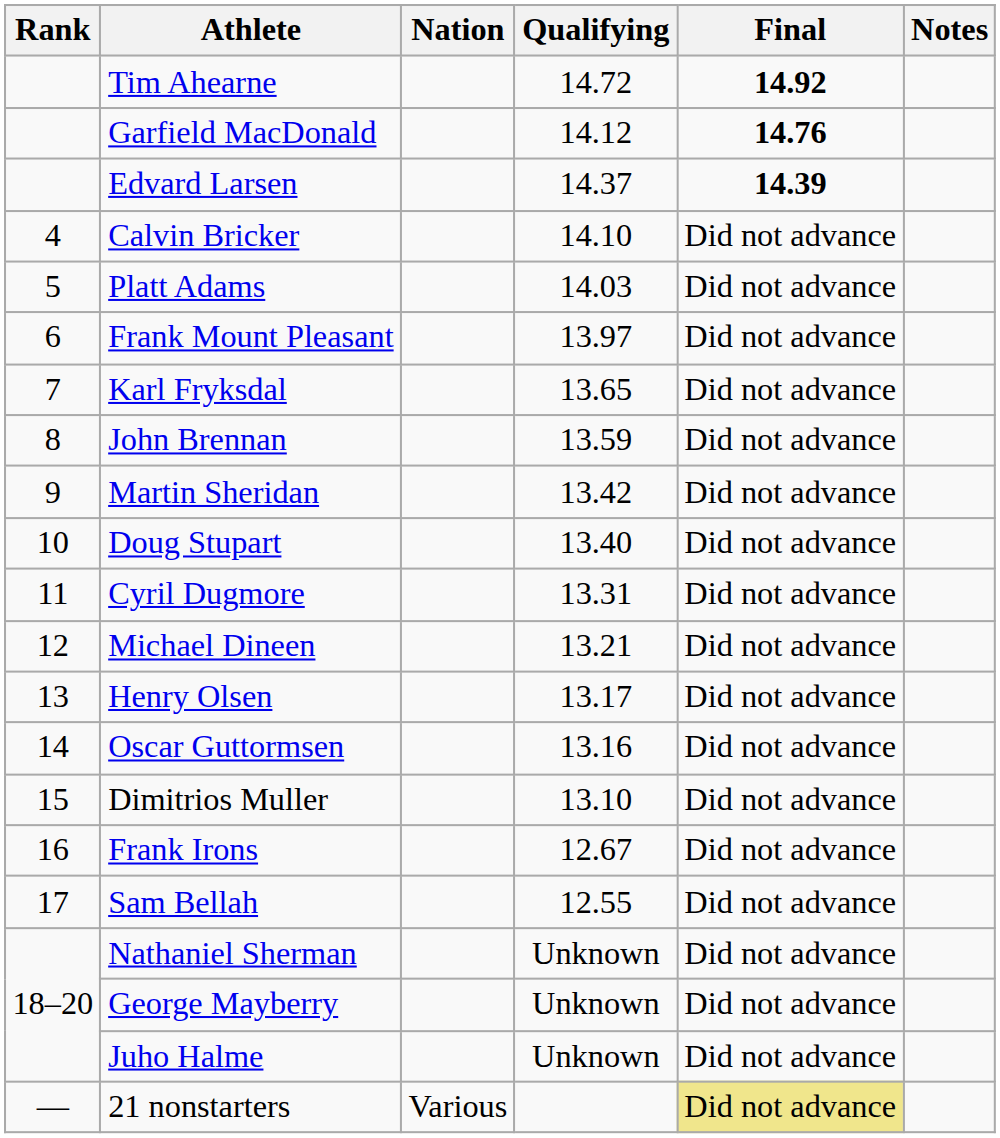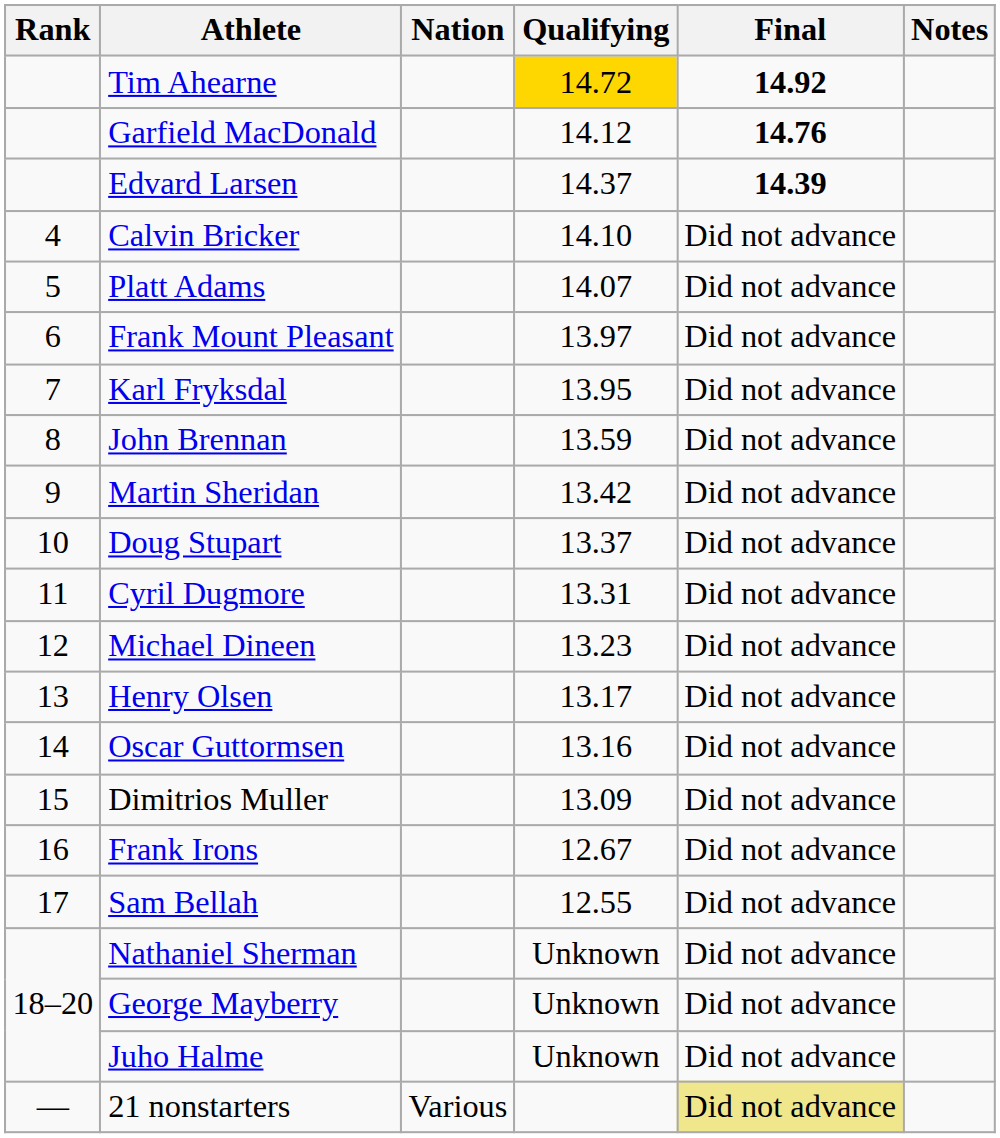(596, 81) no background -> (596, 81) gold background
(596, 286) 14.03 -> (596, 286) 14.07
(596, 388) 13.65 -> (596, 388) 13.95
(596, 542) 13.40 -> (596, 542) 13.37
(596, 645) 13.21 -> (596, 645) 13.23
(596, 798) 13.10 -> (596, 798) 13.09
